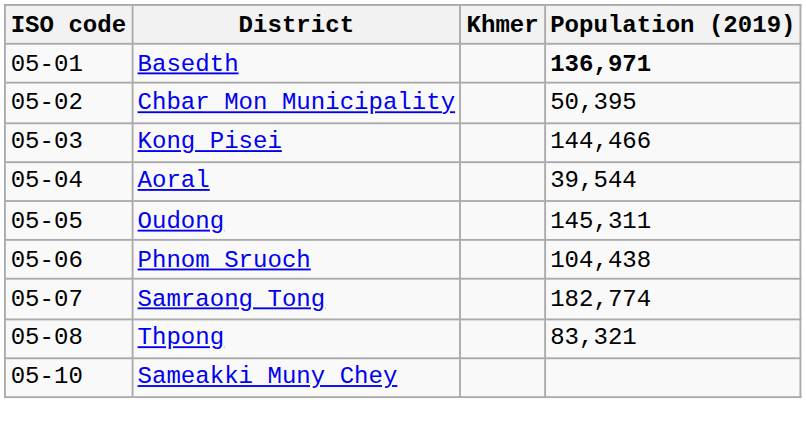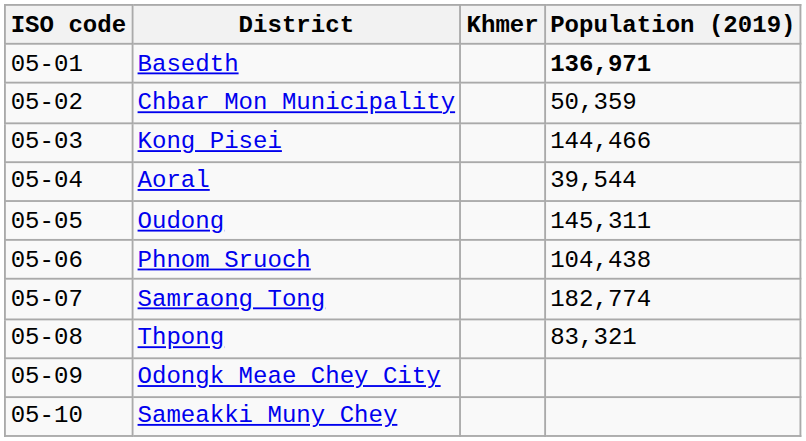(593, 103) 50,395 -> (593, 103) 50,359
+ row: (289, 377)
